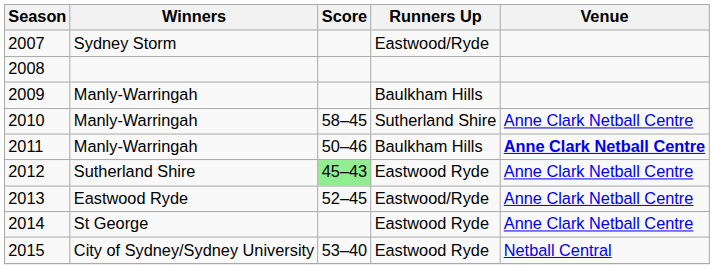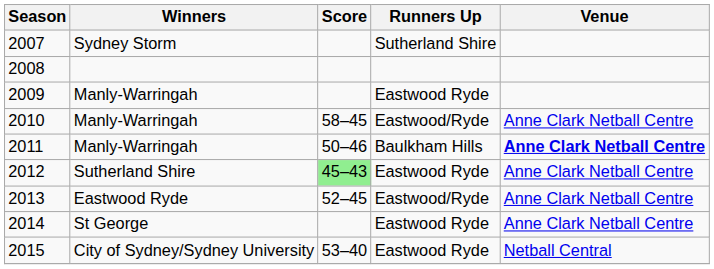(432, 43) Eastwood/Ryde -> (435, 43) Sutherland Shire
(429, 95) Baulkham Hills -> (432, 95) Eastwood Ryde
(435, 120) Sutherland Shire -> (432, 120) Eastwood/Ryde
